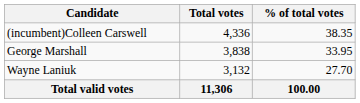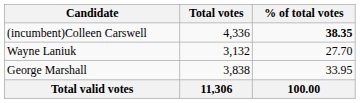(339, 32) normal -> (339, 32) bold
rows swapped: (47, 51) <-> (42, 70)
